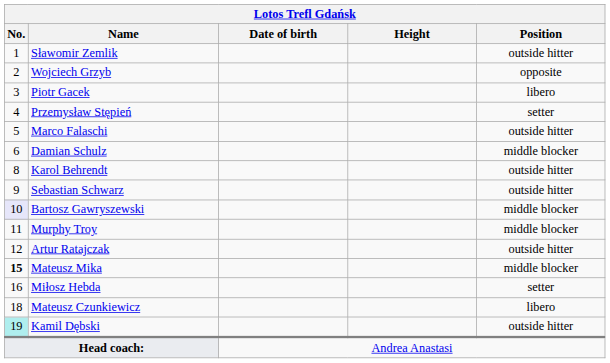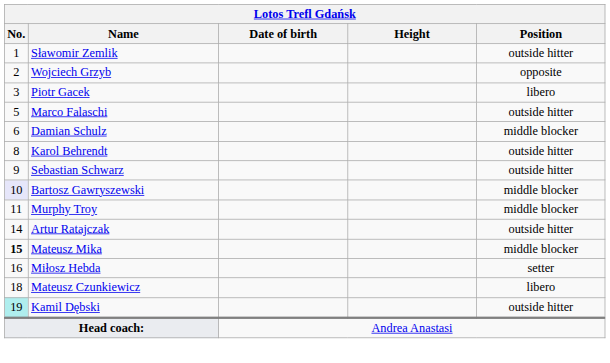- row: (81, 111)
(16, 248) 12 -> (16, 229) 14
